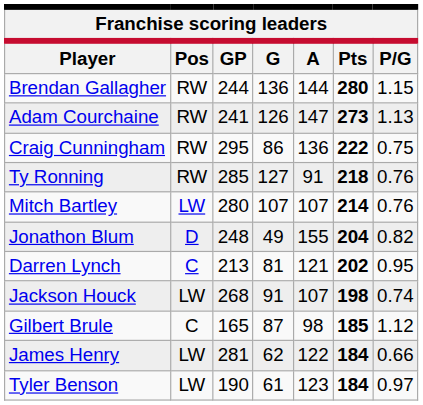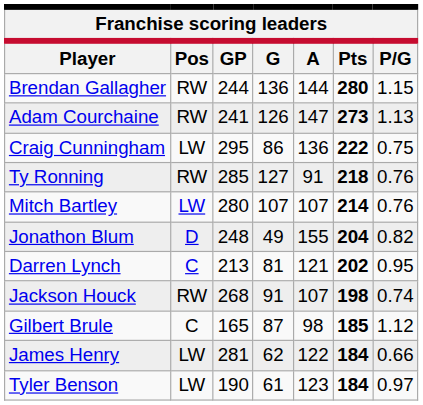(192, 147) RW -> (192, 147) LW
(192, 295) LW -> (192, 295) RW
